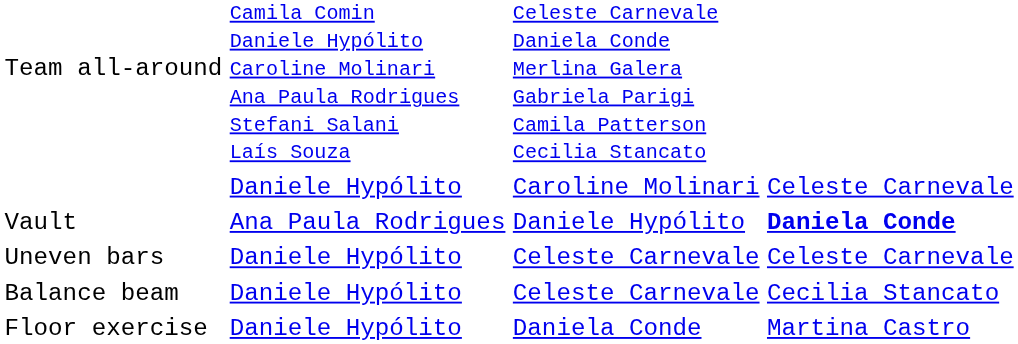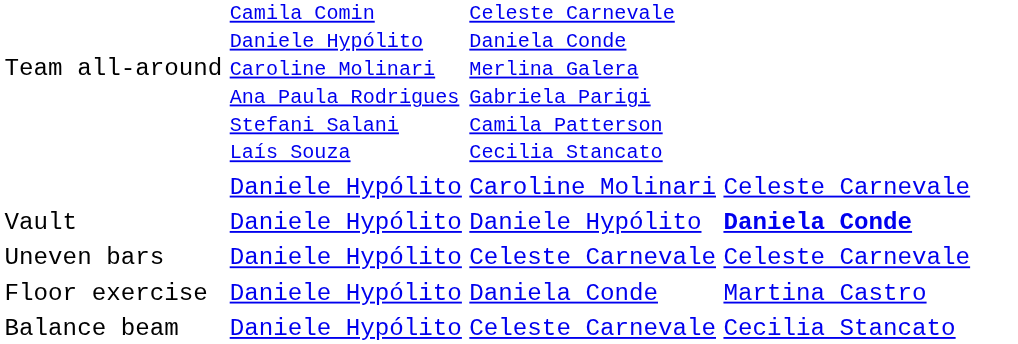(368, 223) Ana Paula Rodrigues -> (346, 223) Daniele Hypólito
rows swapped: (92, 293) <-> (106, 329)
